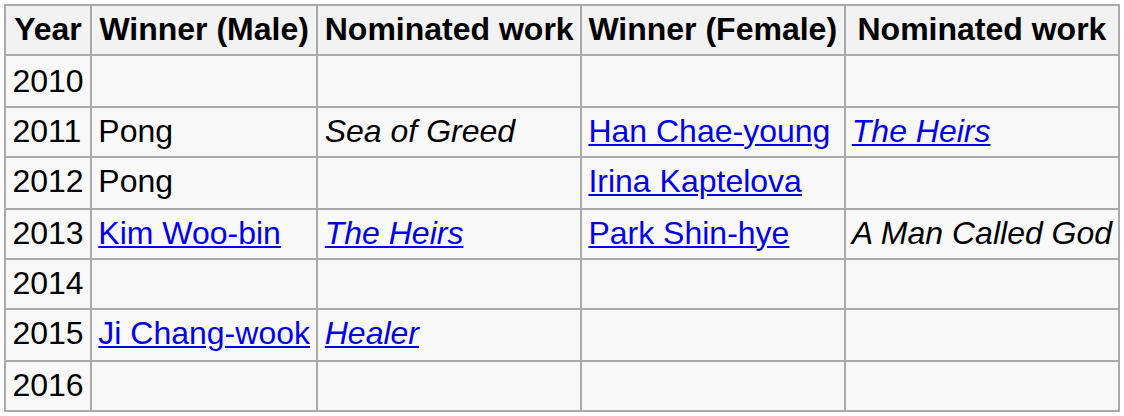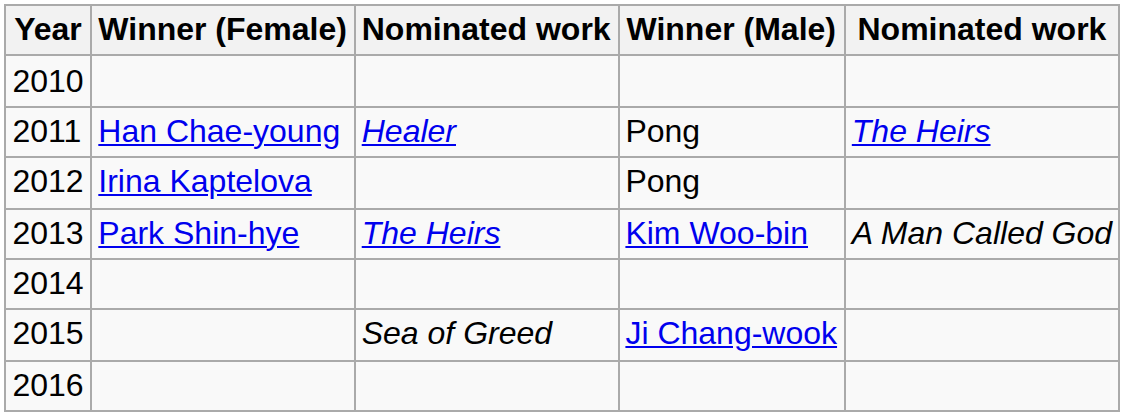columns swapped: (204, 29) <-> (713, 29)
(420, 131) Sea of Greed -> (409, 131) Healer
(372, 334) Healer -> (457, 334) Sea of Greed
